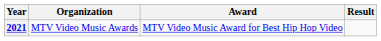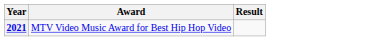- column: (84, 12)
